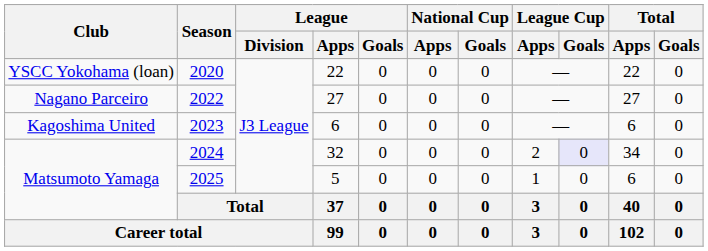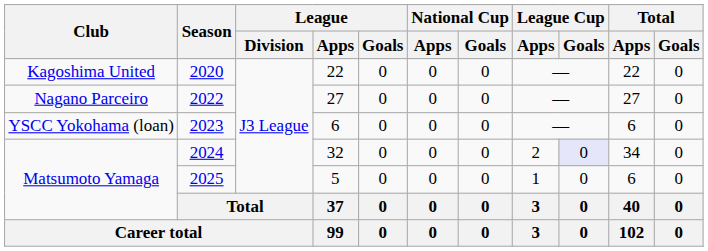(91, 71) YSCC Yokohama (loan) -> (91, 71) Kagoshima United
(91, 125) Kagoshima United -> (91, 125) YSCC Yokohama (loan)
